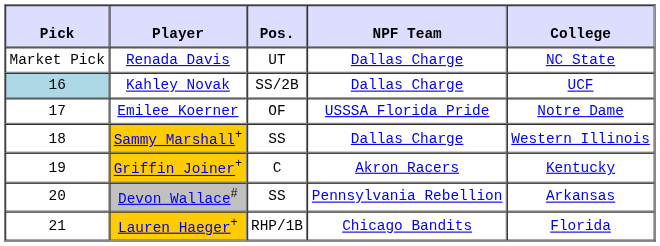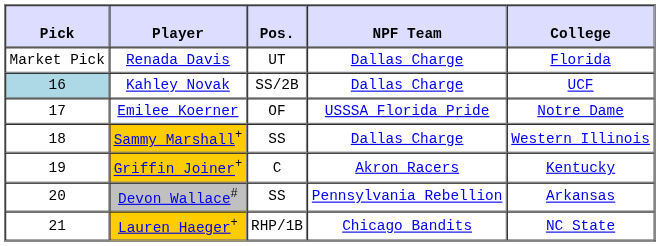(581, 60) NC State -> (581, 60) Florida
(581, 226) Florida -> (581, 226) NC State
